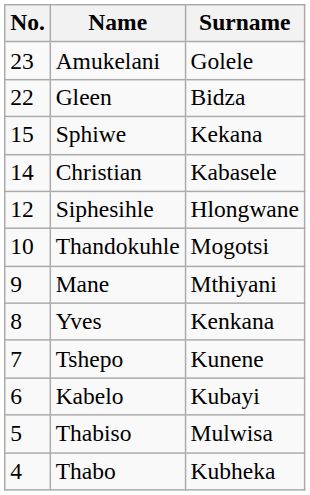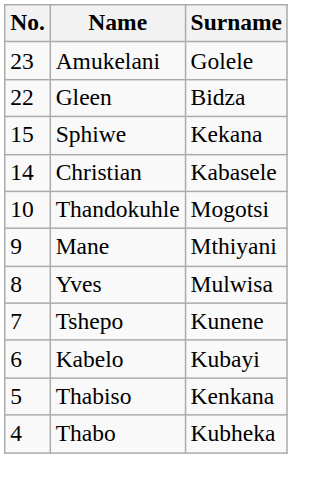- row: (105, 209)
(232, 321) Kenkana -> (232, 284) Mulwisa
(232, 433) Mulwisa -> (232, 396) Kenkana
